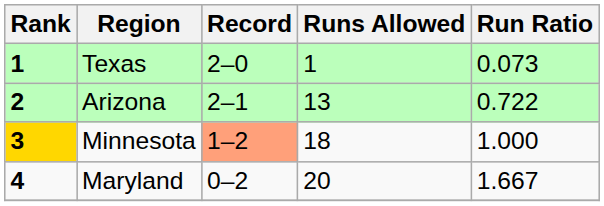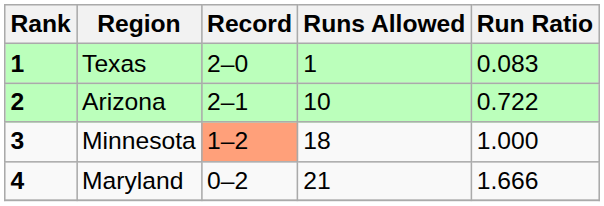(508, 63) 0.073 -> (508, 63) 0.083
(317, 102) 13 -> (317, 102) 10
(17, 141) gold background -> (17, 141) no background
(317, 180) 20 -> (317, 180) 21
(508, 180) 1.667 -> (508, 180) 1.666
